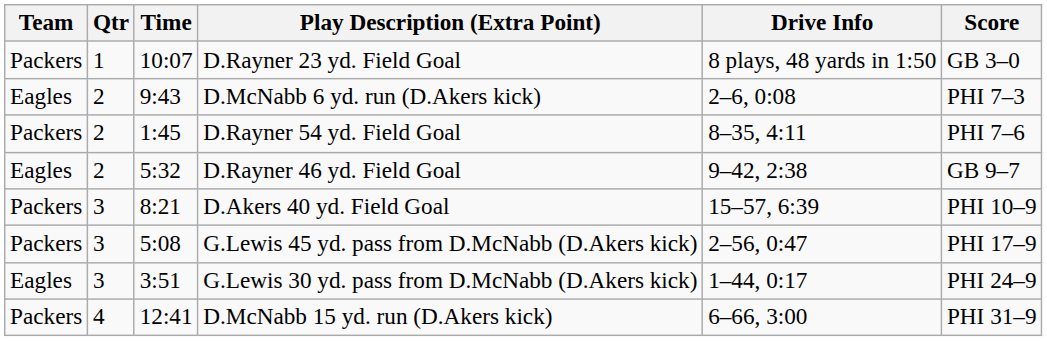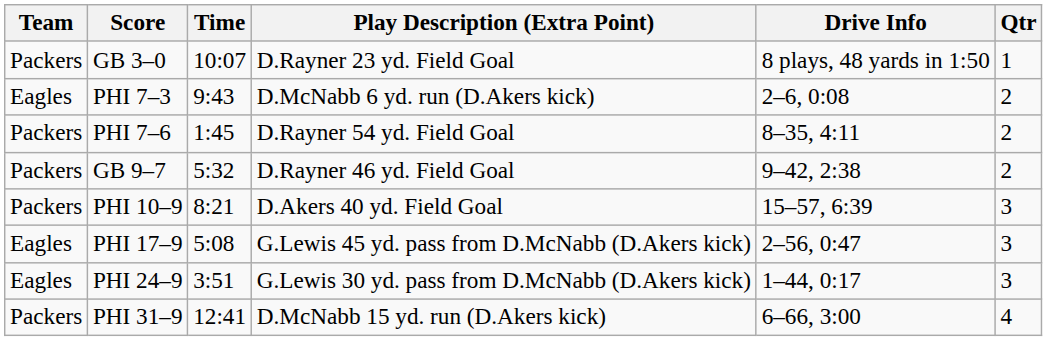columns swapped: (111, 22) <-> (992, 22)
(41, 170) Eagles -> (46, 170) Packers
(46, 243) Packers -> (41, 243) Eagles
